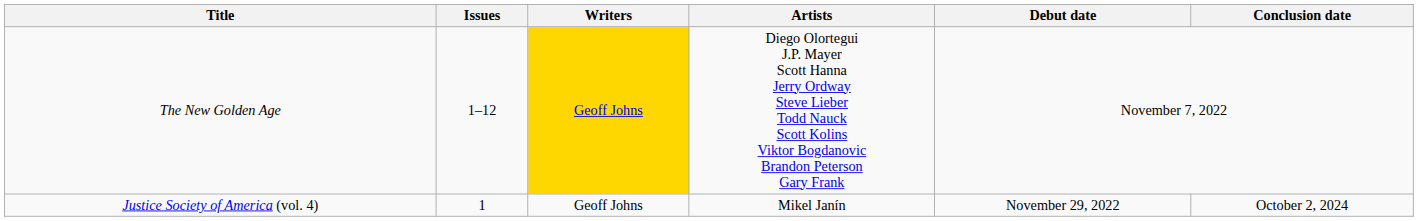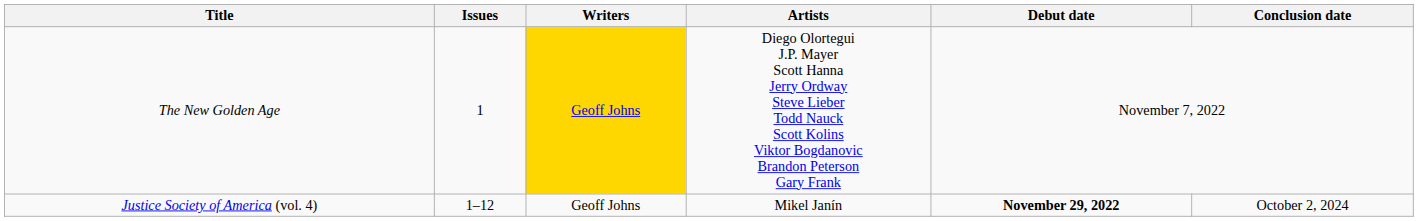(482, 110) 1–12 -> (480, 110) 1
(482, 205) 1 -> (480, 205) 1–12
(1063, 205) normal -> (1061, 205) bold
